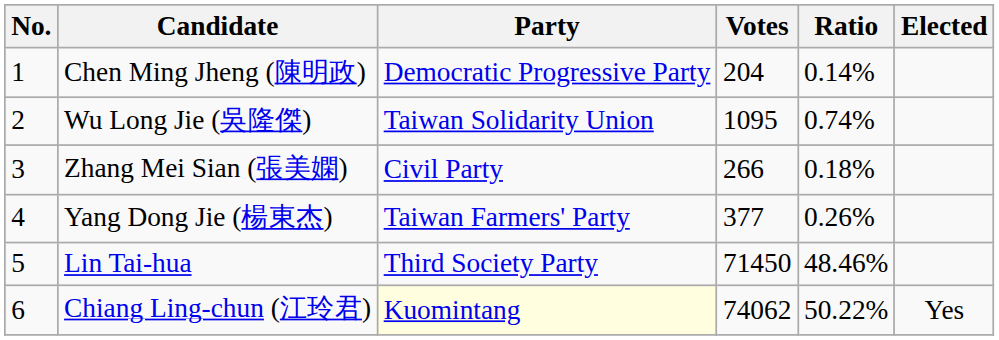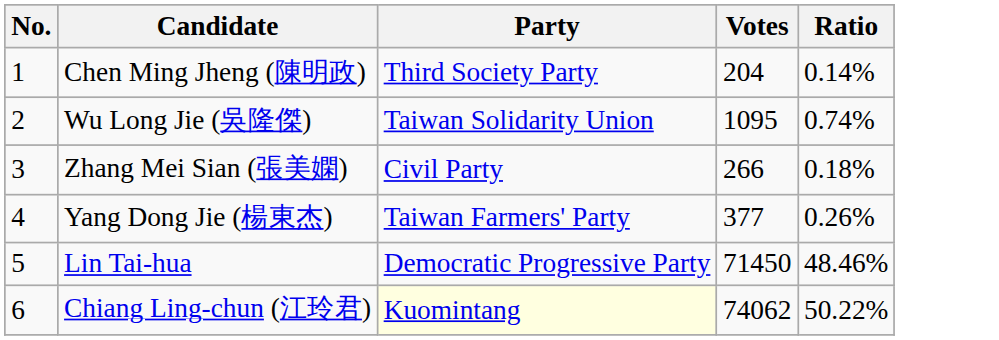- column: (944, 26)
(547, 72) Democratic Progressive Party -> (491, 72) Third Society Party
(491, 263) Third Society Party -> (547, 263) Democratic Progressive Party
